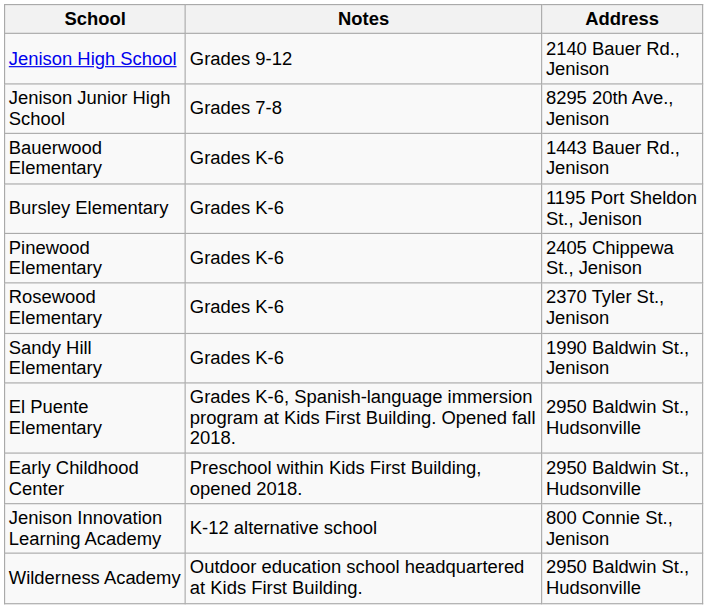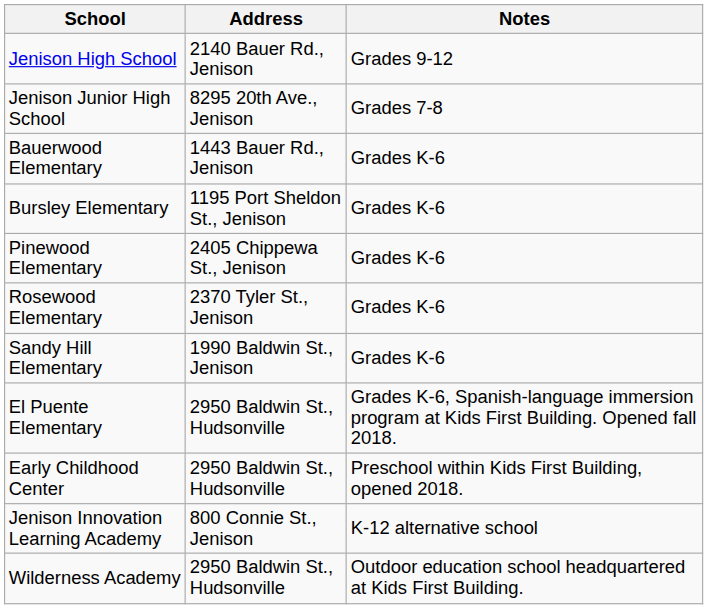columns swapped: (622, 19) <-> (364, 19)
